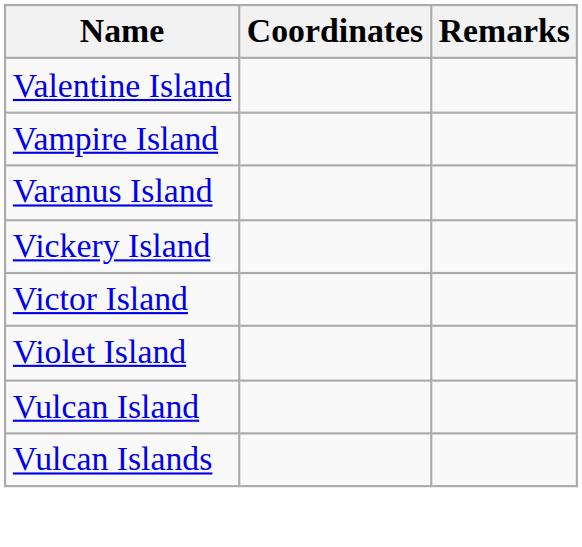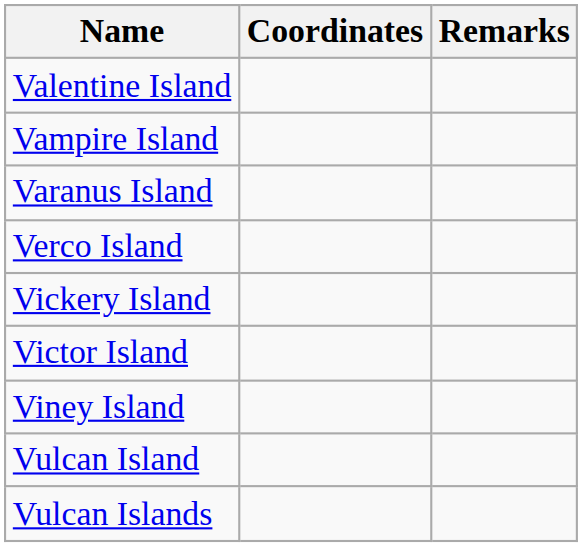+ row: (98, 245)
+ row: (99, 406)
- row: (99, 352)
